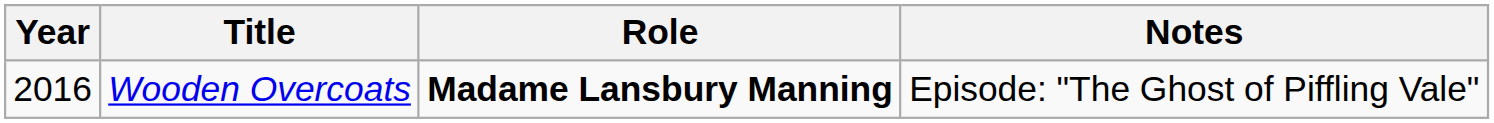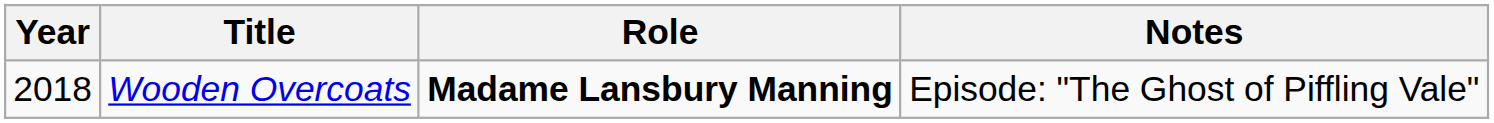(53, 88) 2016 -> (53, 88) 2018
